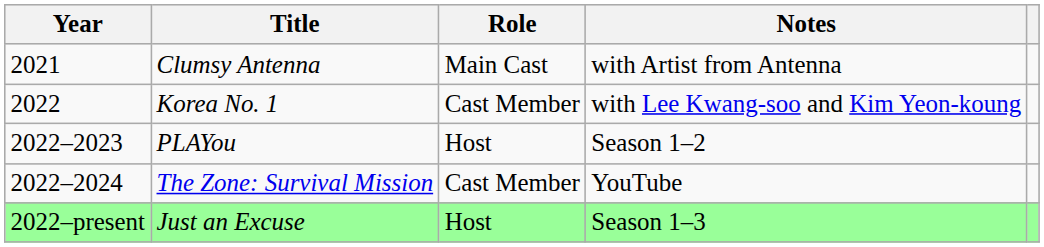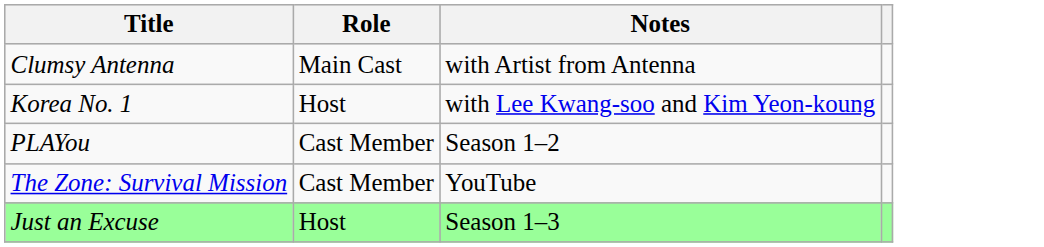- column: (78, 24)
(512, 103) Cast Member -> (322, 103) Host
(468, 143) Host -> (366, 143) Cast Member
